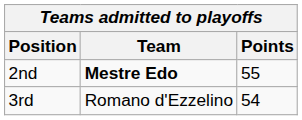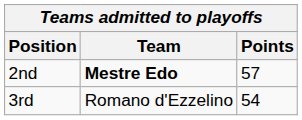(251, 73) 55 -> (251, 73) 57
